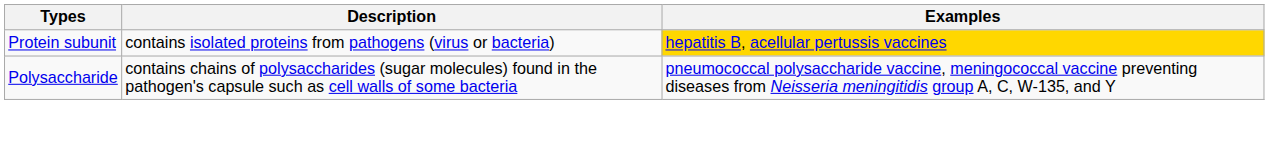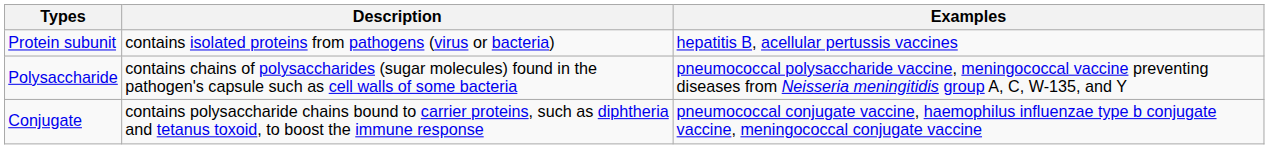(806, 42) gold background -> (817, 42) no background
+ row: (45, 121)
